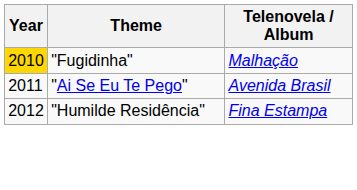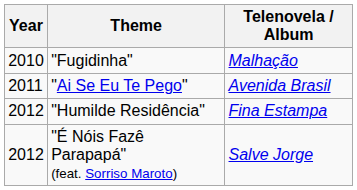(26, 60) gold background -> (26, 60) no background
+ row: (114, 154)
